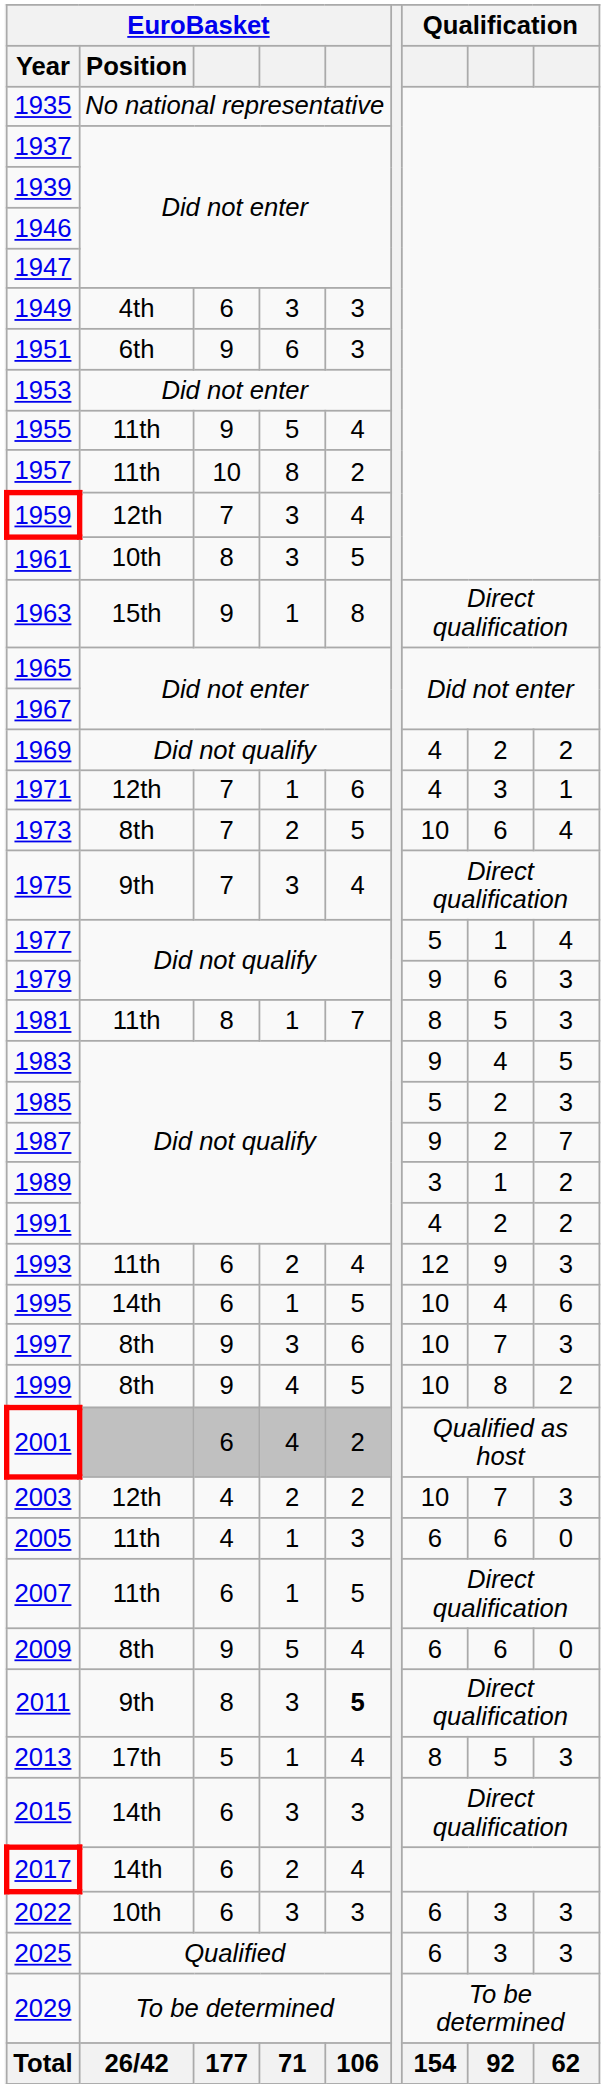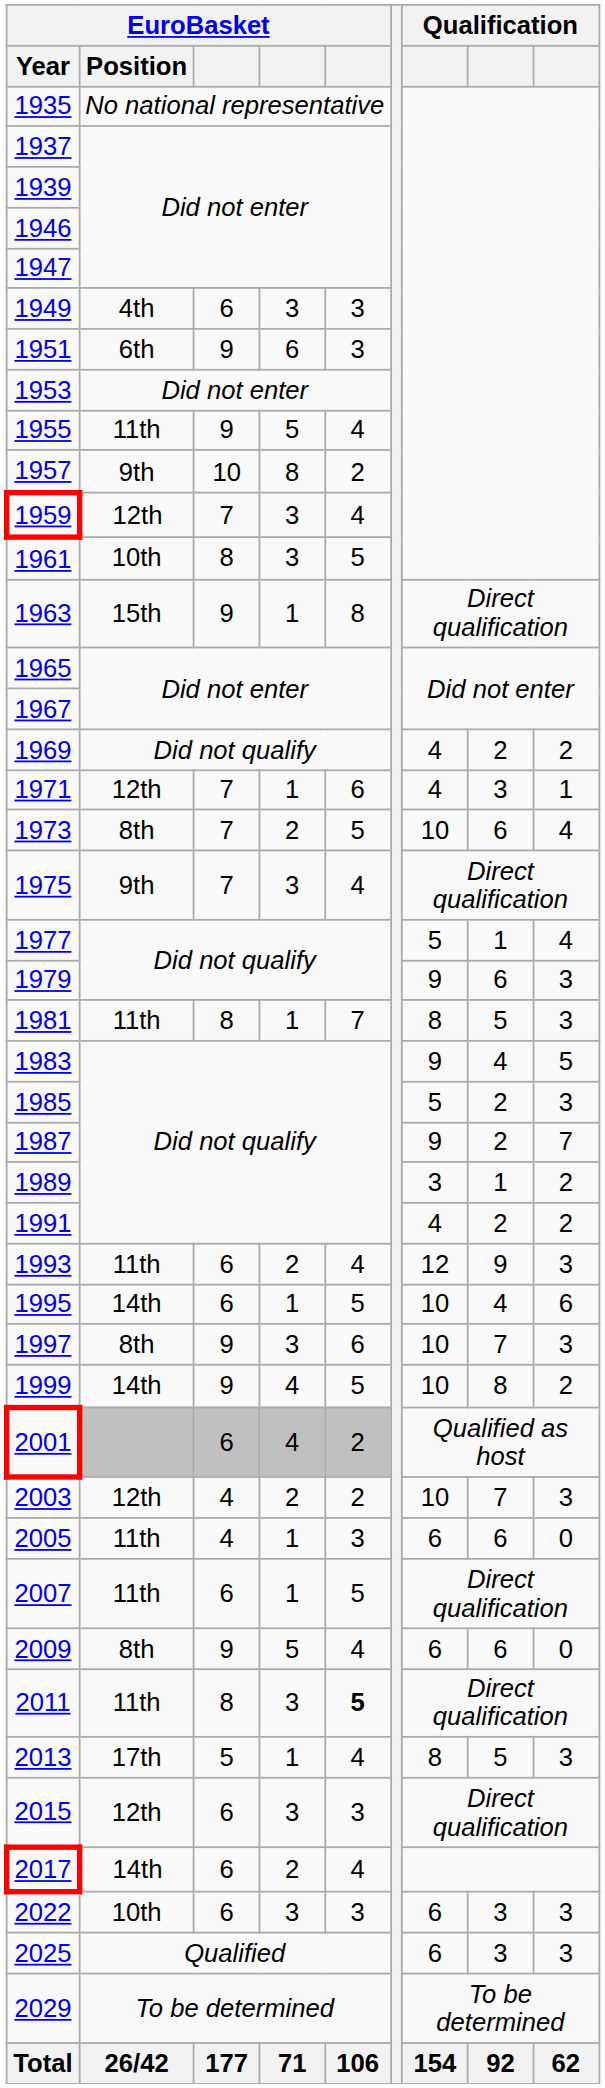(137, 472) 11th -> (137, 472) 9th
(137, 1386) 8th -> (137, 1386) 14th
(137, 1703) 9th -> (137, 1703) 11th
(137, 1813) 14th -> (137, 1813) 12th
